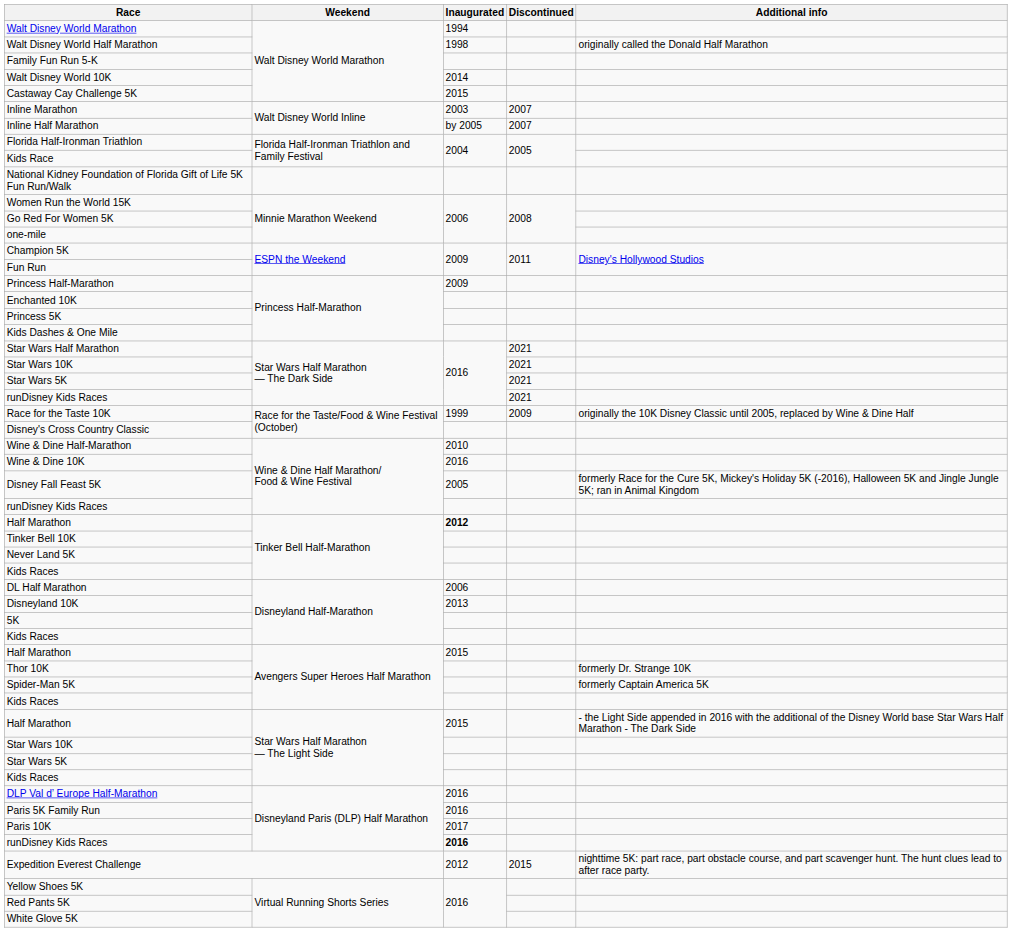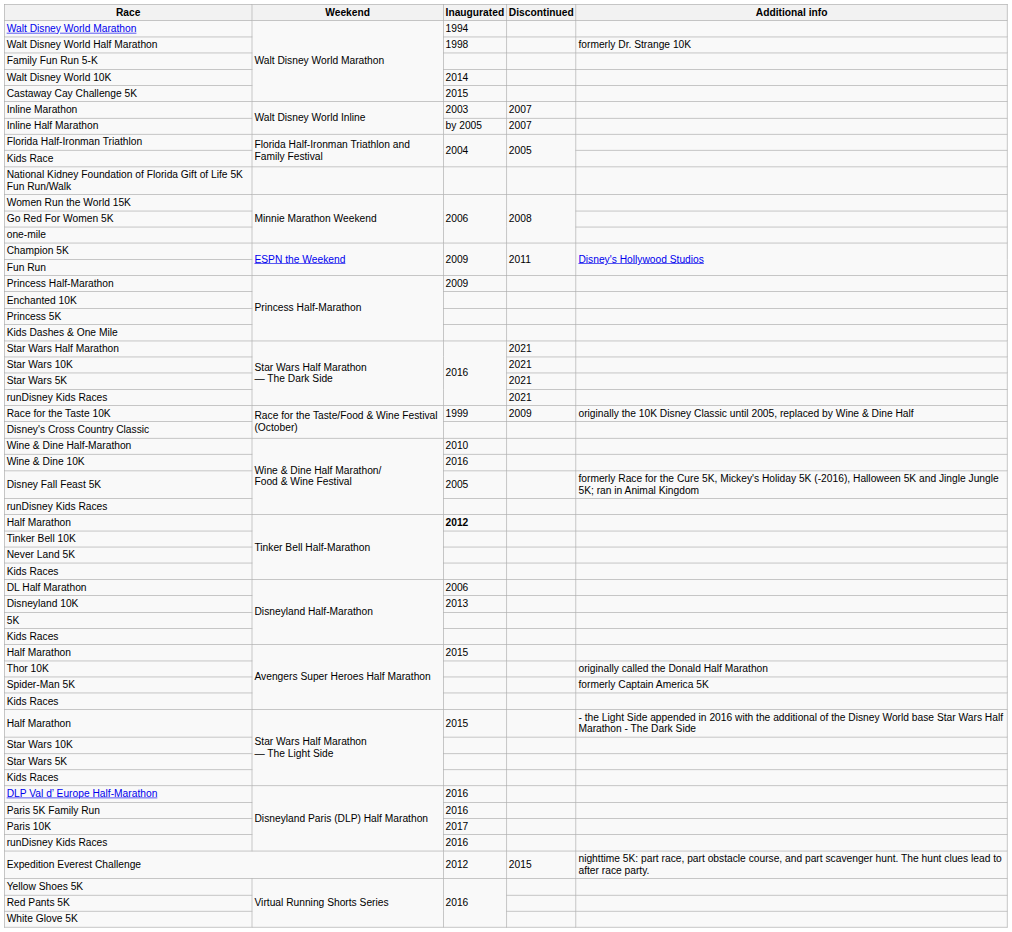(673, 45) originally called the Donald Half Marathon -> (635, 45) formerly Dr. Strange 10K
(635, 669) formerly Dr. Strange 10K -> (673, 669) originally called the Donald Half Marathon
(457, 842) bold -> (457, 842) normal
